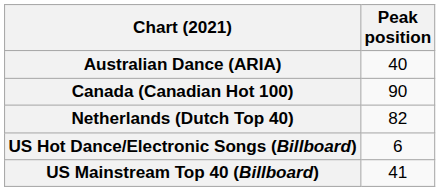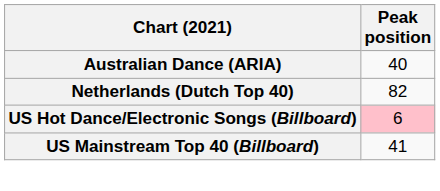- row: (183, 91)
(398, 145) no background -> (398, 118) pink background
